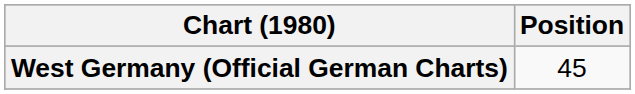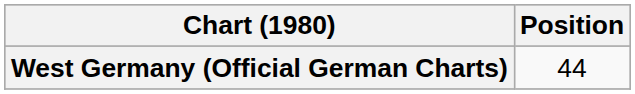(572, 67) 45 -> (572, 67) 44
